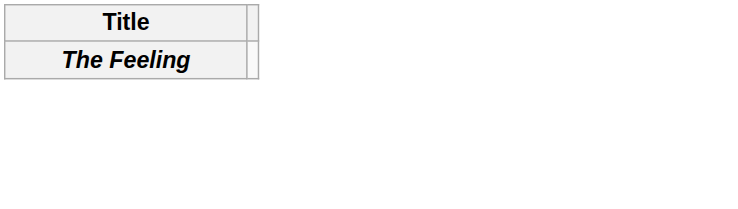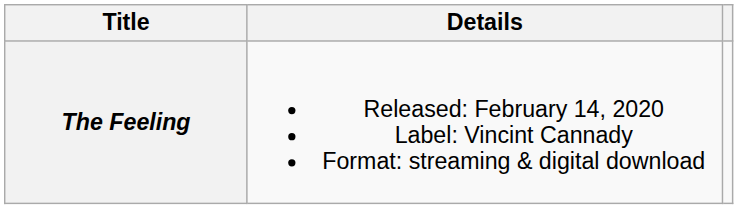+ column: (485, 22)
